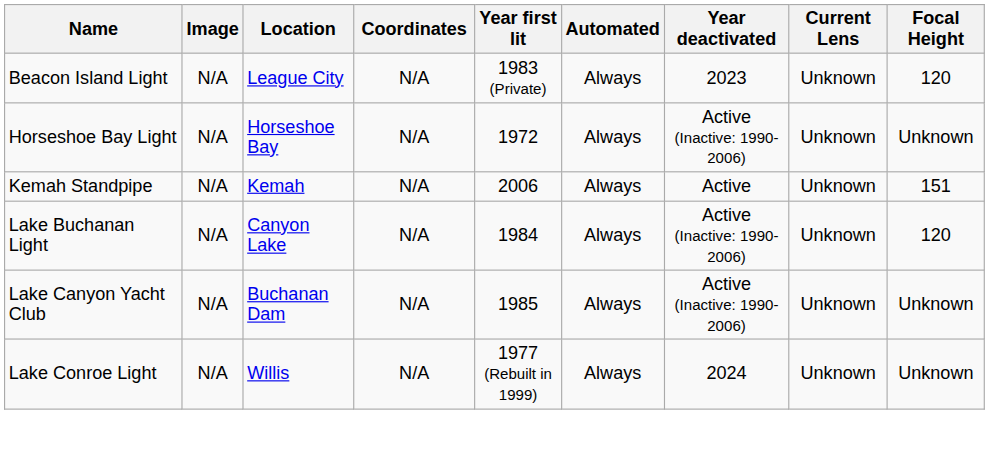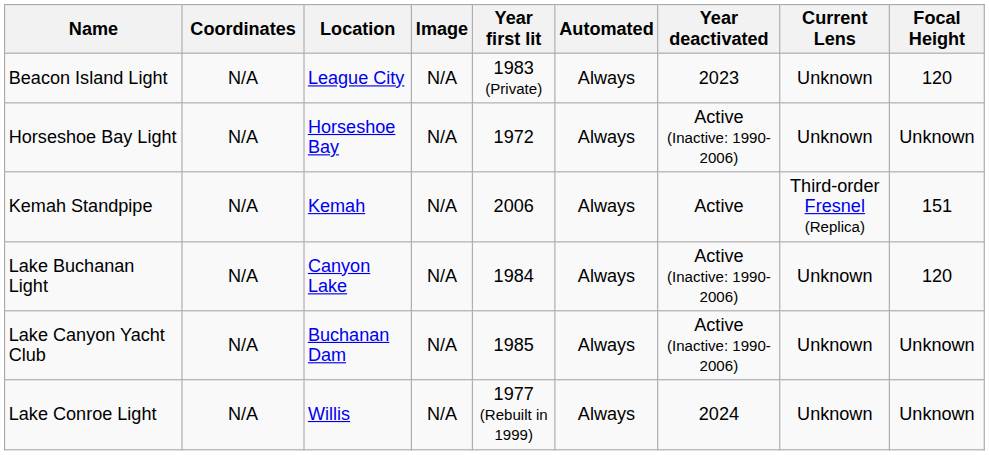columns swapped: (213, 29) <-> (414, 29)
(838, 186) Unknown -> (835, 206) Third-order Fresnel (Replica)
